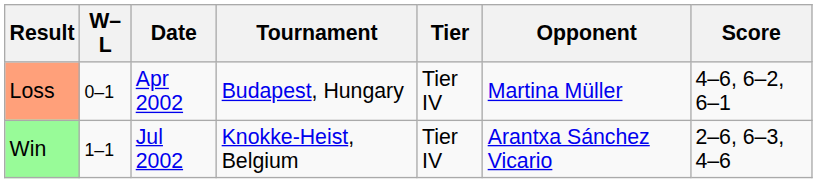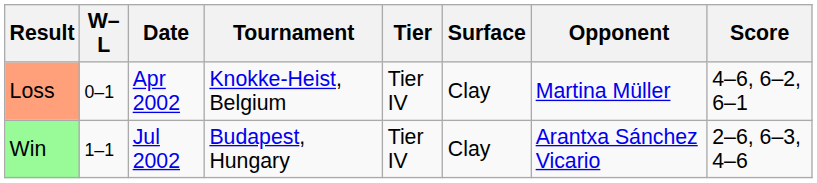+ column: (487, 33)
(313, 91) Budapest, Hungary -> (276, 91) Knokke-Heist, Belgium
(288, 148) Knokke-Heist, Belgium -> (257, 148) Budapest, Hungary
